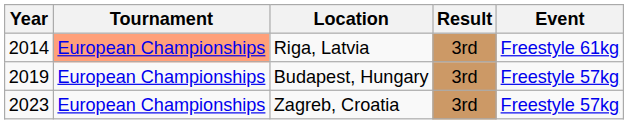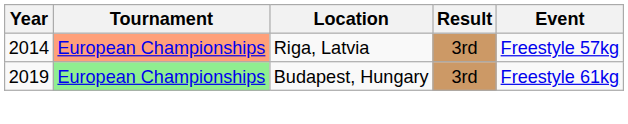(560, 48) Freestyle 61kg -> (560, 48) Freestyle 57kg
(161, 76) no background -> (161, 76) lightgreen background
(560, 76) Freestyle 57kg -> (560, 76) Freestyle 61kg
- row: (337, 105)
